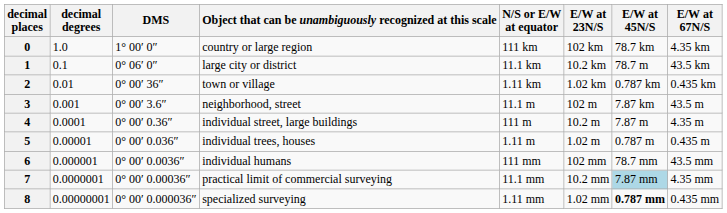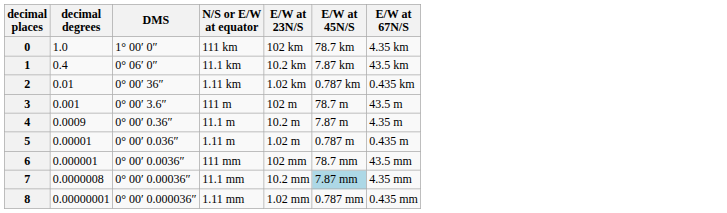- column: (349, 20)
(60, 65) 0.1 -> (60, 65) 0.4
(632, 65) 78.7 m -> (335, 65) 7.87 km
(519, 103) 11.1 m -> (217, 103) 111 m
(635, 103) 7.87 km -> (332, 103) 78.7 m
(69, 122) 0.0001 -> (69, 122) 0.0009
(517, 122) 111 m -> (219, 122) 11.1 m
(78, 179) 0.0000001 -> (78, 179) 0.0000008
(640, 198) bold -> (339, 198) normal
